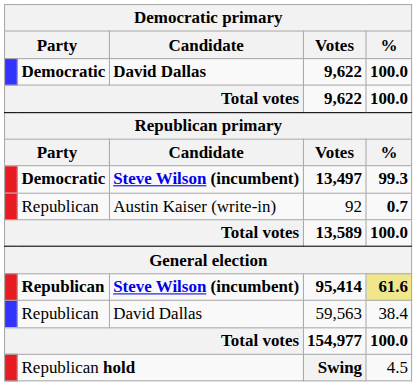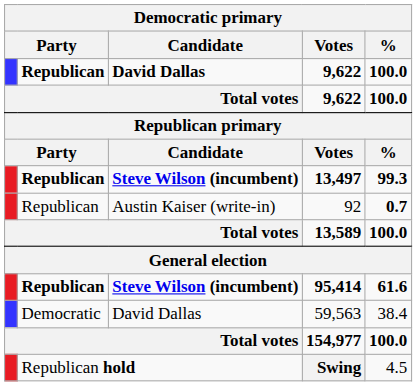(63, 71) Democratic -> (63, 71) Republican
(63, 179) Democratic -> (63, 179) Republican
(393, 286) khaki background -> (392, 286) no background
(60, 313) Republican -> (61, 313) Democratic
